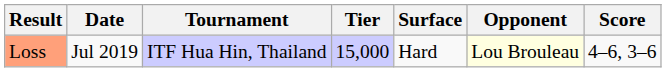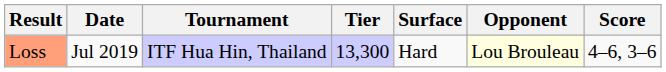(362, 50) 15,000 -> (362, 50) 13,300
